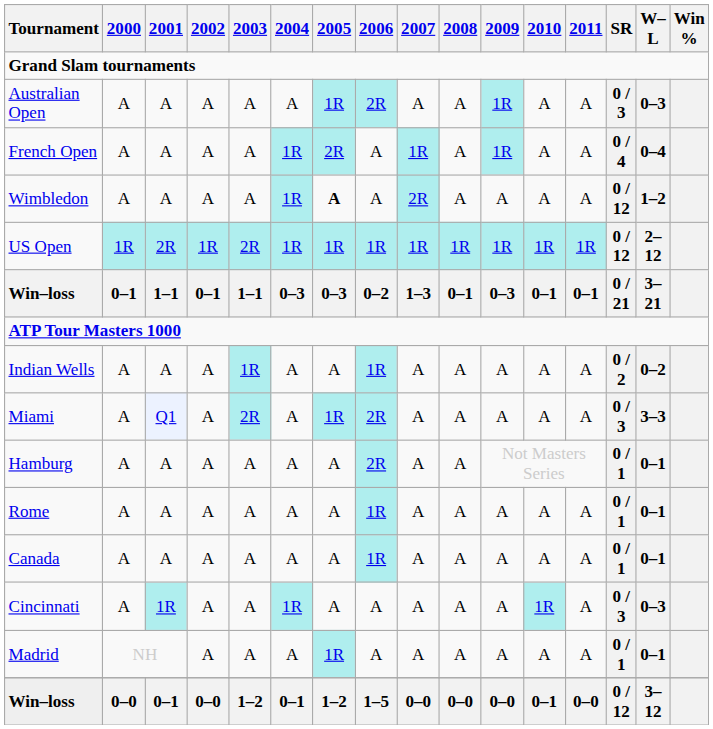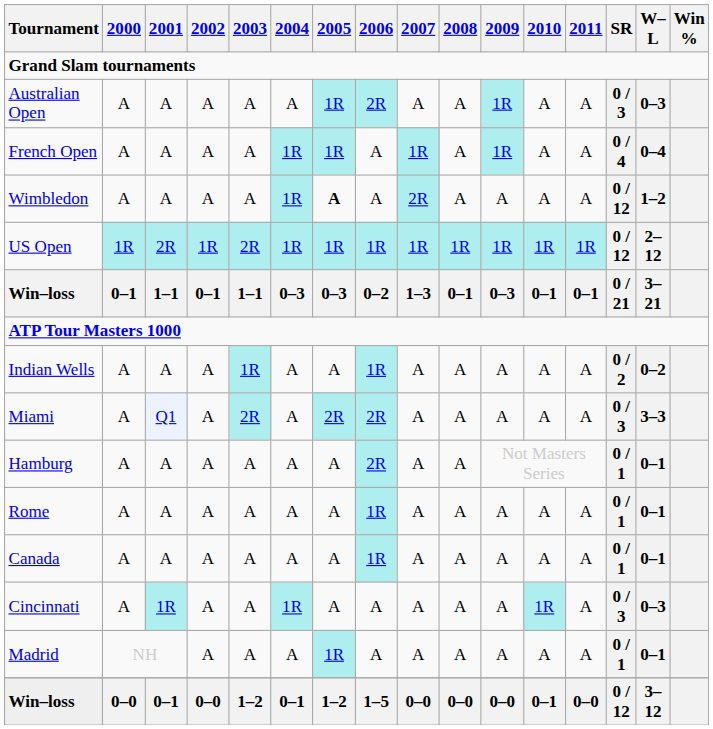(334, 150) 2R -> (334, 150) 1R
(334, 415) 1R -> (334, 415) 2R
